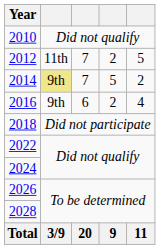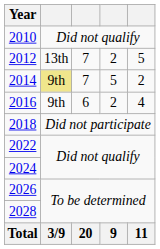(56, 59) 11th -> (56, 59) 13th
